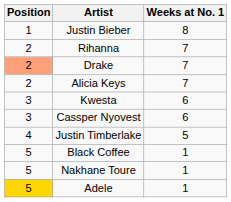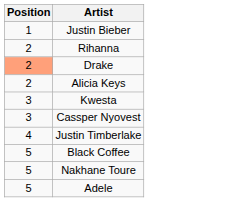- column: (185, 13)
(29, 188) gold background -> (29, 188) no background
